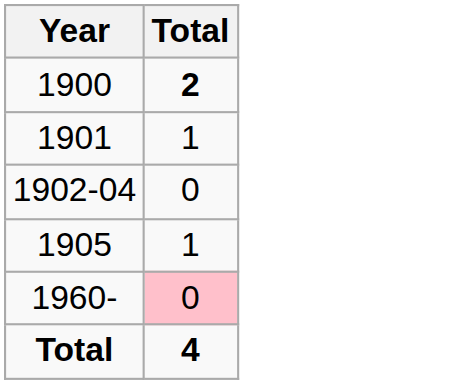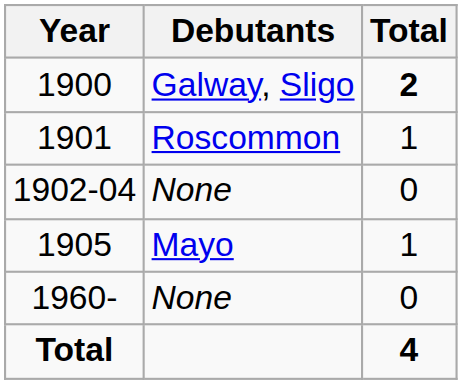+ column: (253, 31)
(190, 297) pink background -> (409, 297) no background
